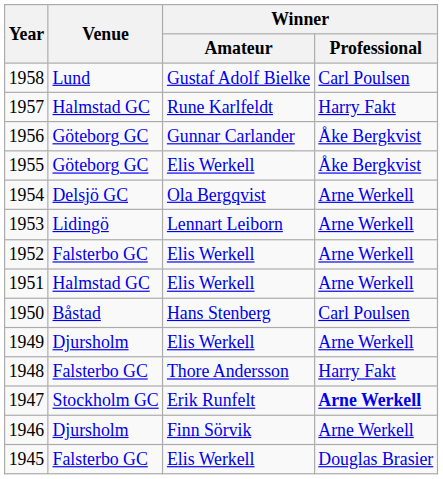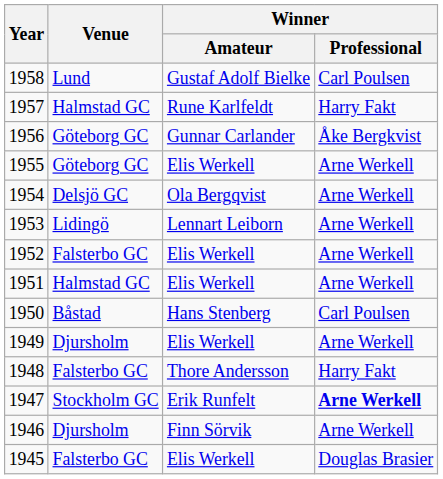(370, 165) Åke Bergkvist -> (366, 165) Arne Werkell
